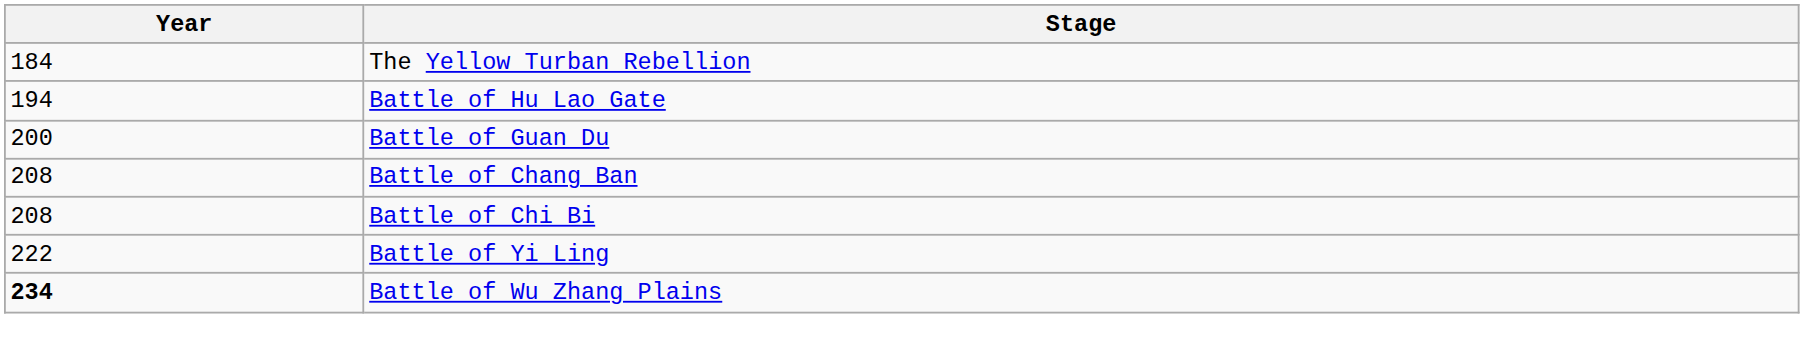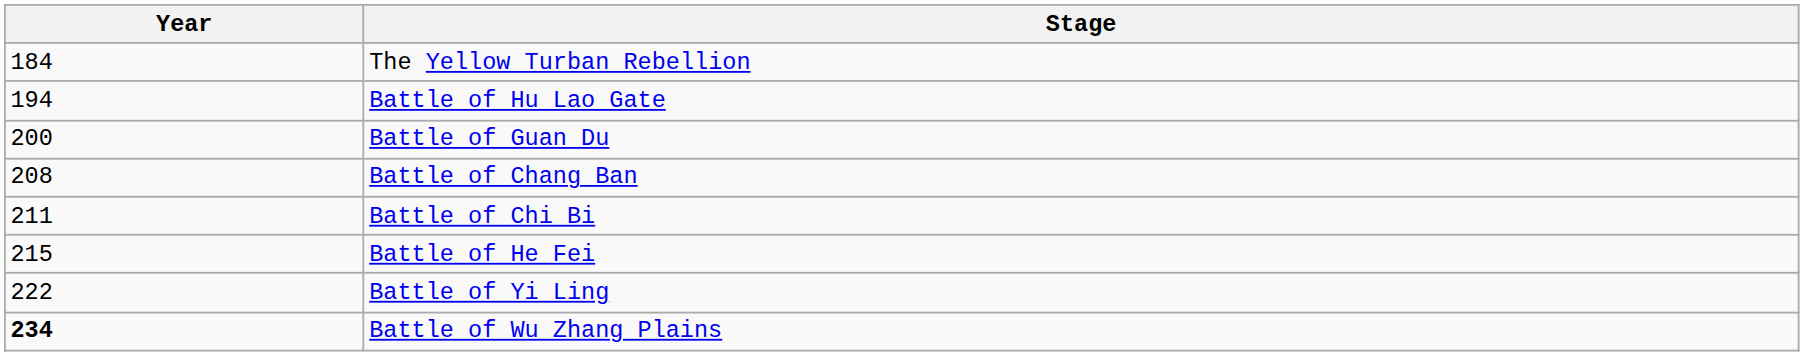(32, 216) 208 -> (32, 216) 211
+ row: (482, 254)
